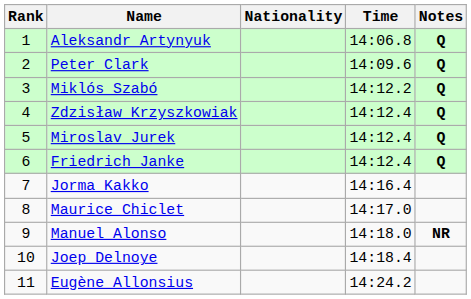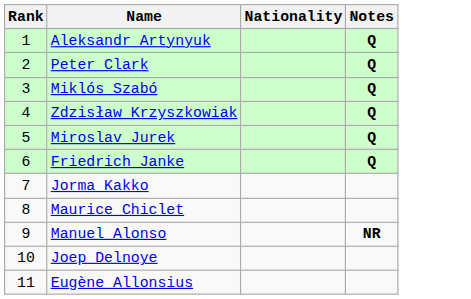- column: (381, 17)
